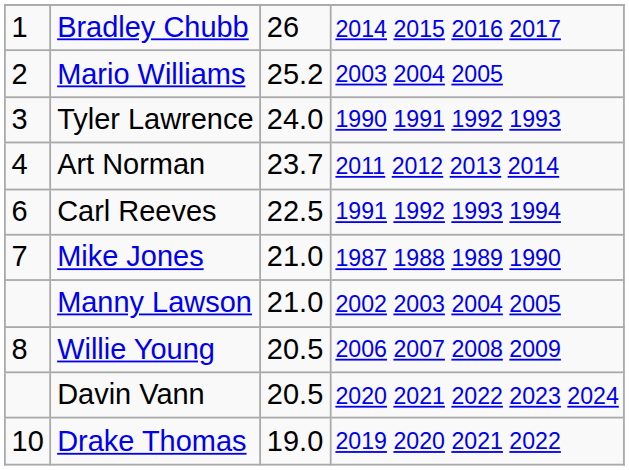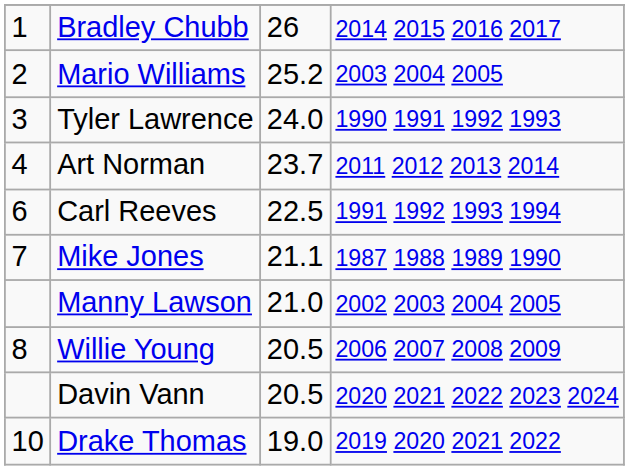(295, 257) 21.0 -> (295, 257) 21.1
